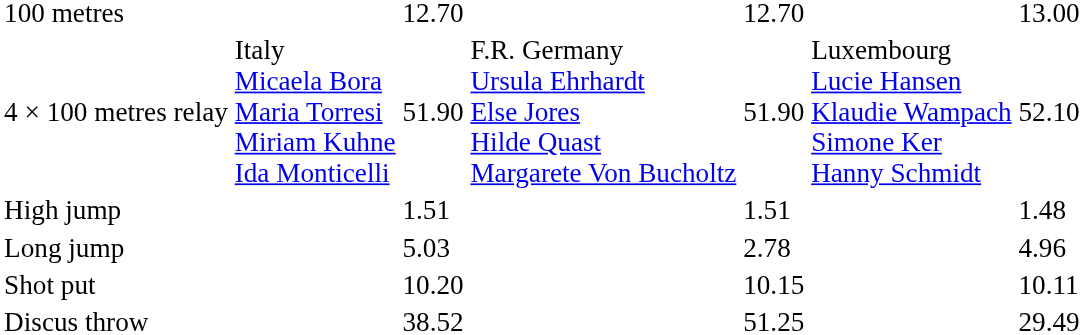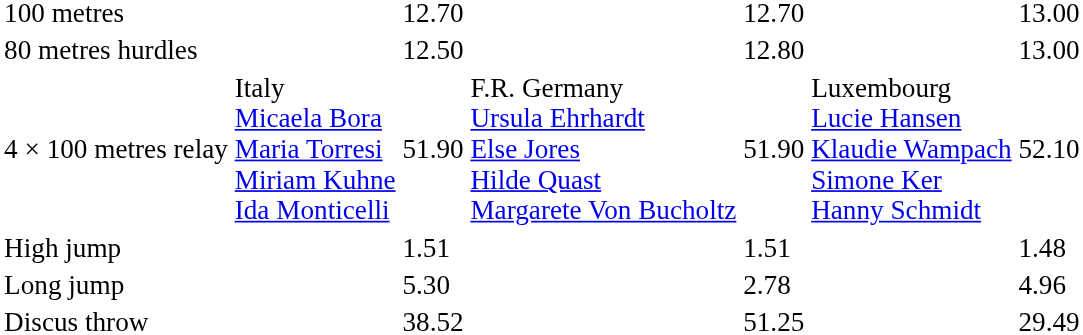+ row: (101, 50)
(426, 247) 5.03 -> (426, 285) 5.30
- row: (50, 285)
